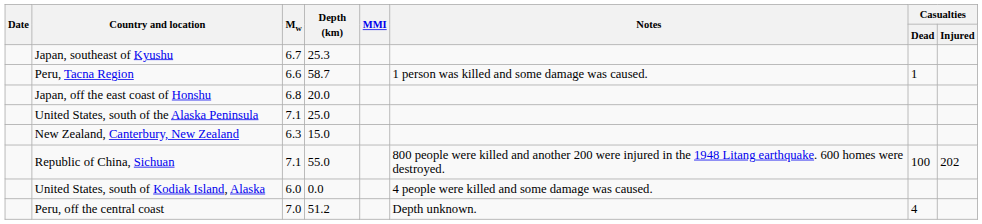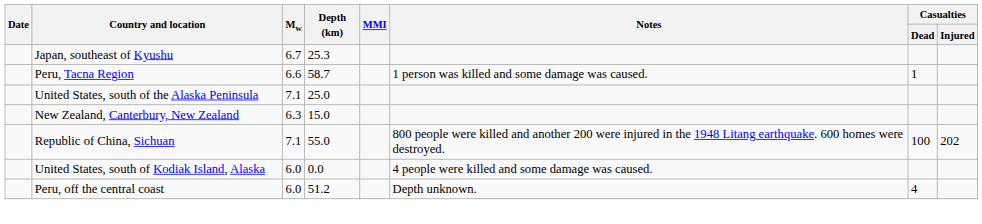- row: (123, 94)
(293, 209) 7.0 -> (293, 189) 6.0
